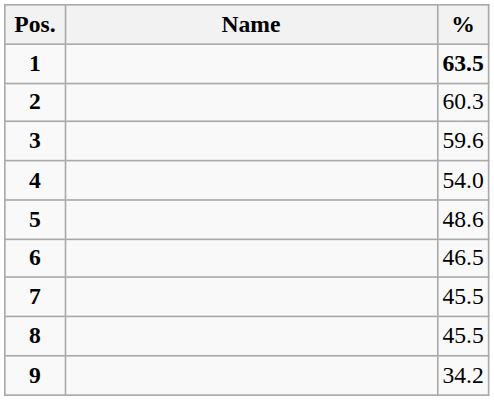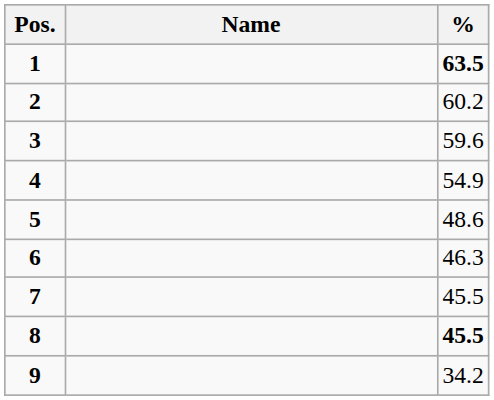(463, 102) 60.3 -> (463, 102) 60.2
(463, 180) 54.0 -> (463, 180) 54.9
(463, 258) 46.5 -> (463, 258) 46.3
(463, 335) normal -> (463, 335) bold
